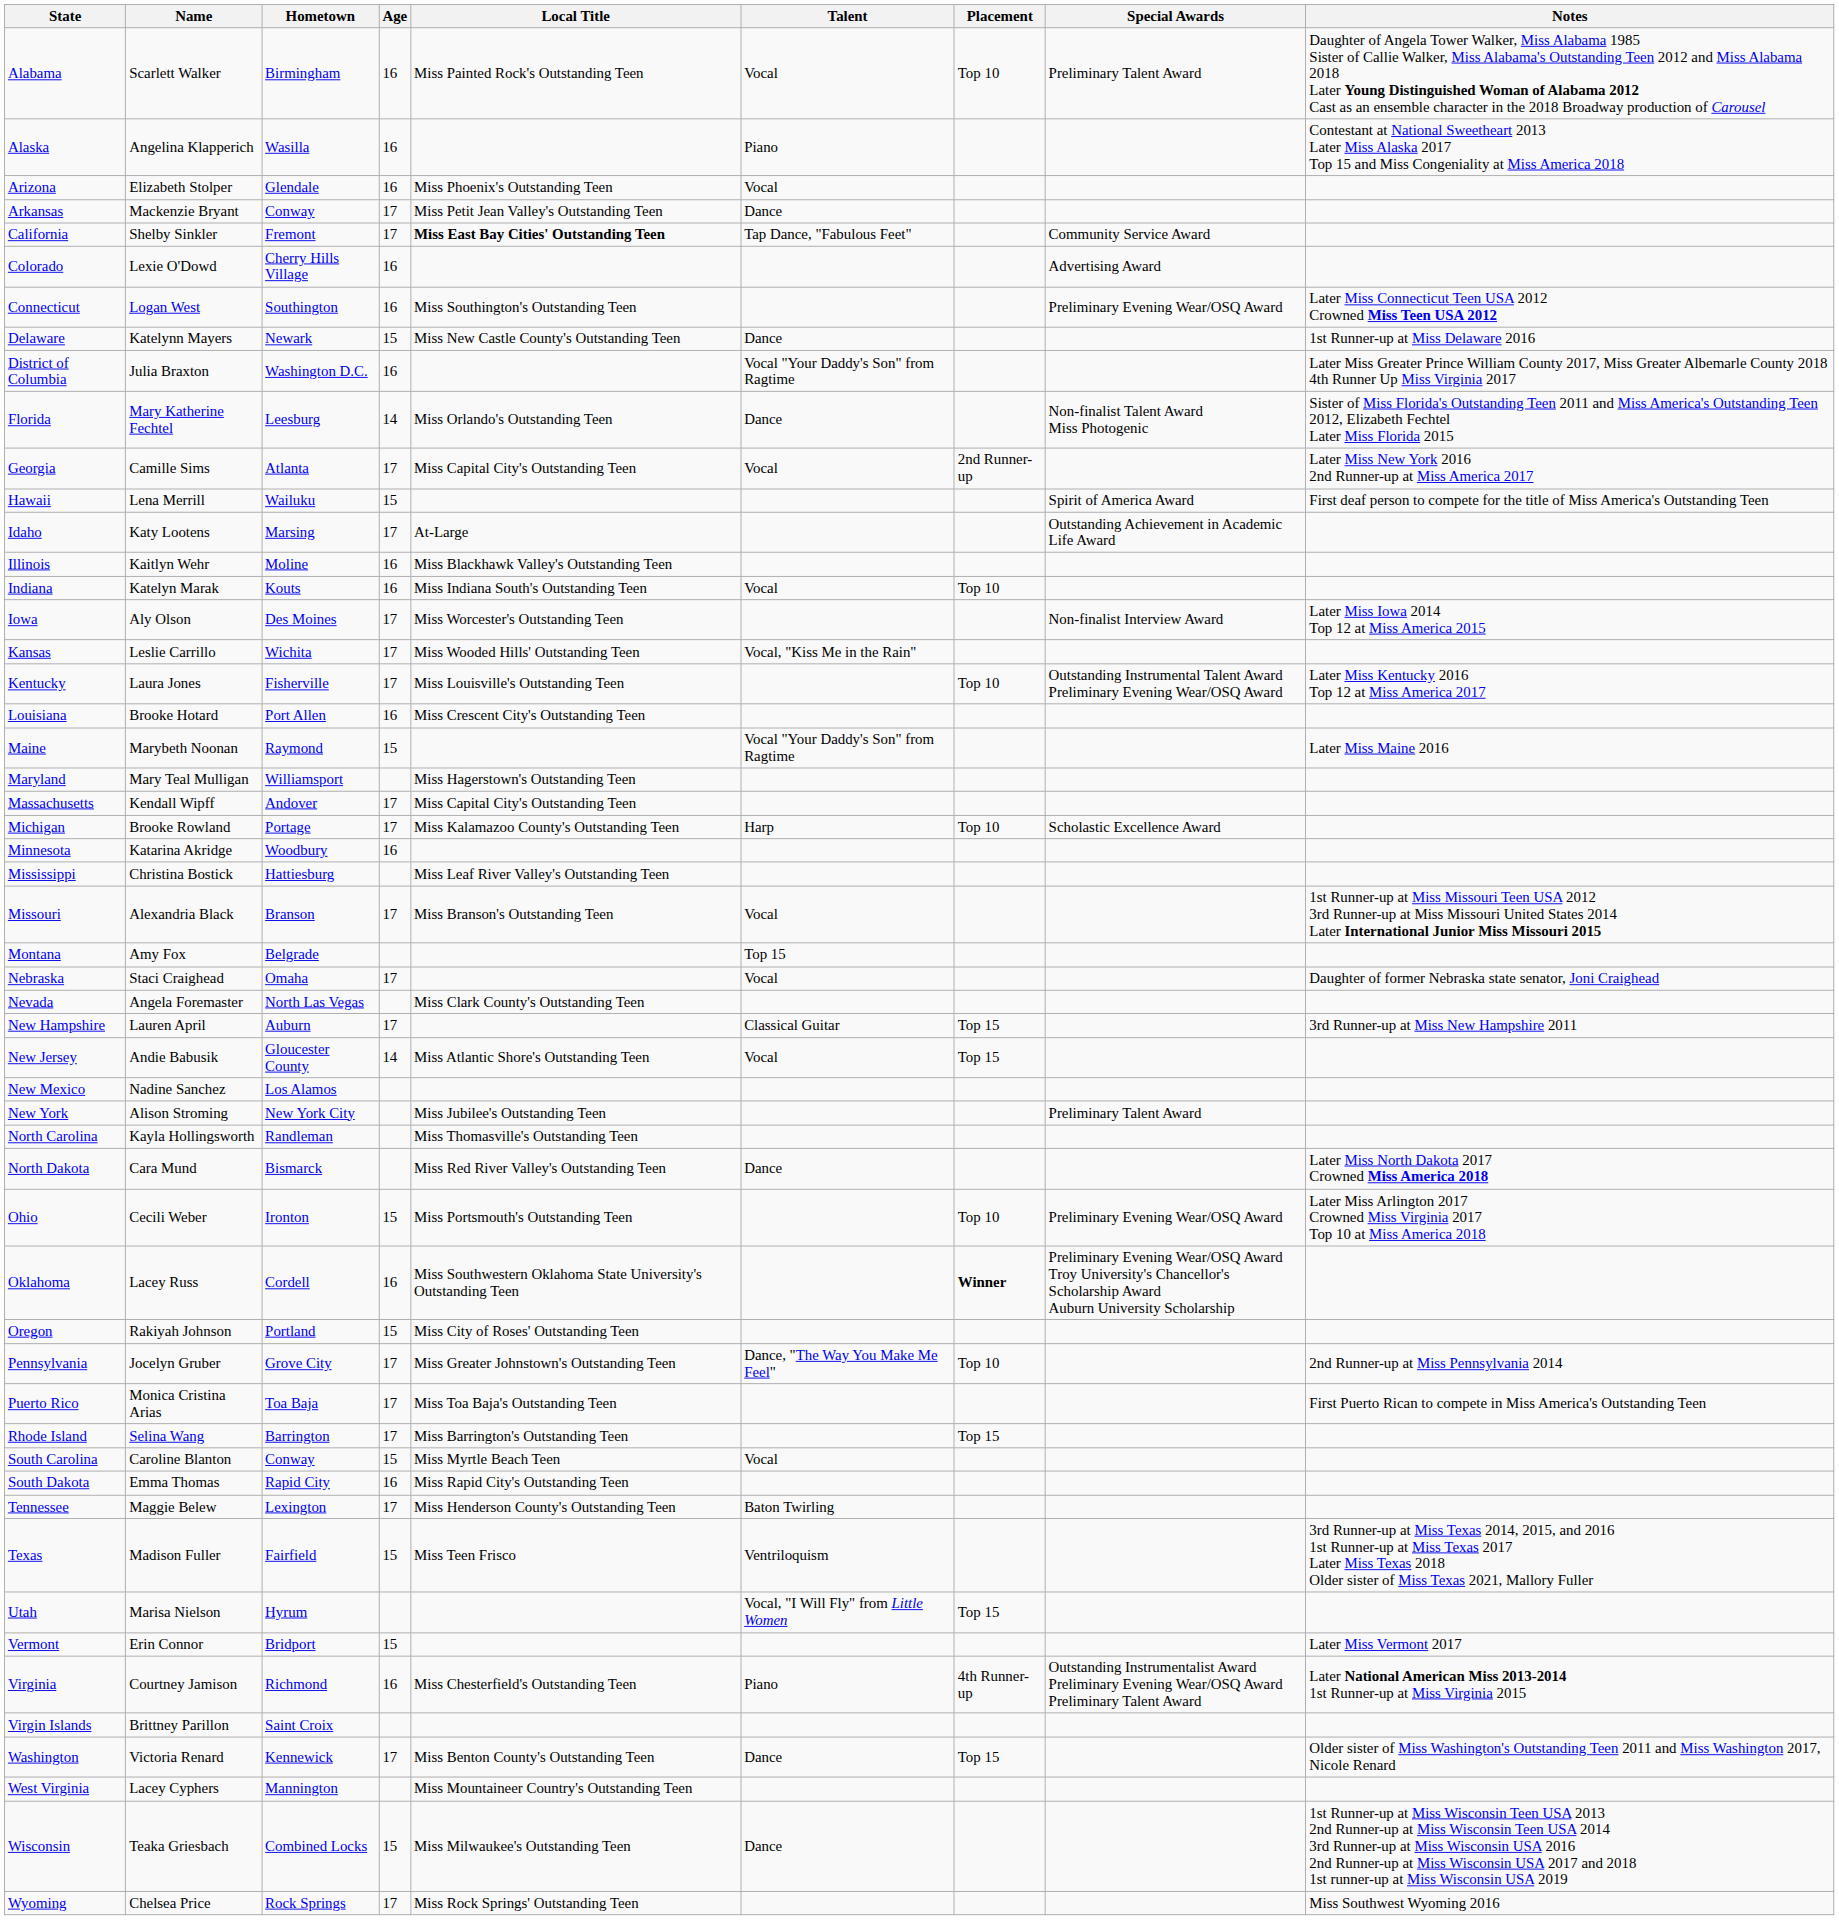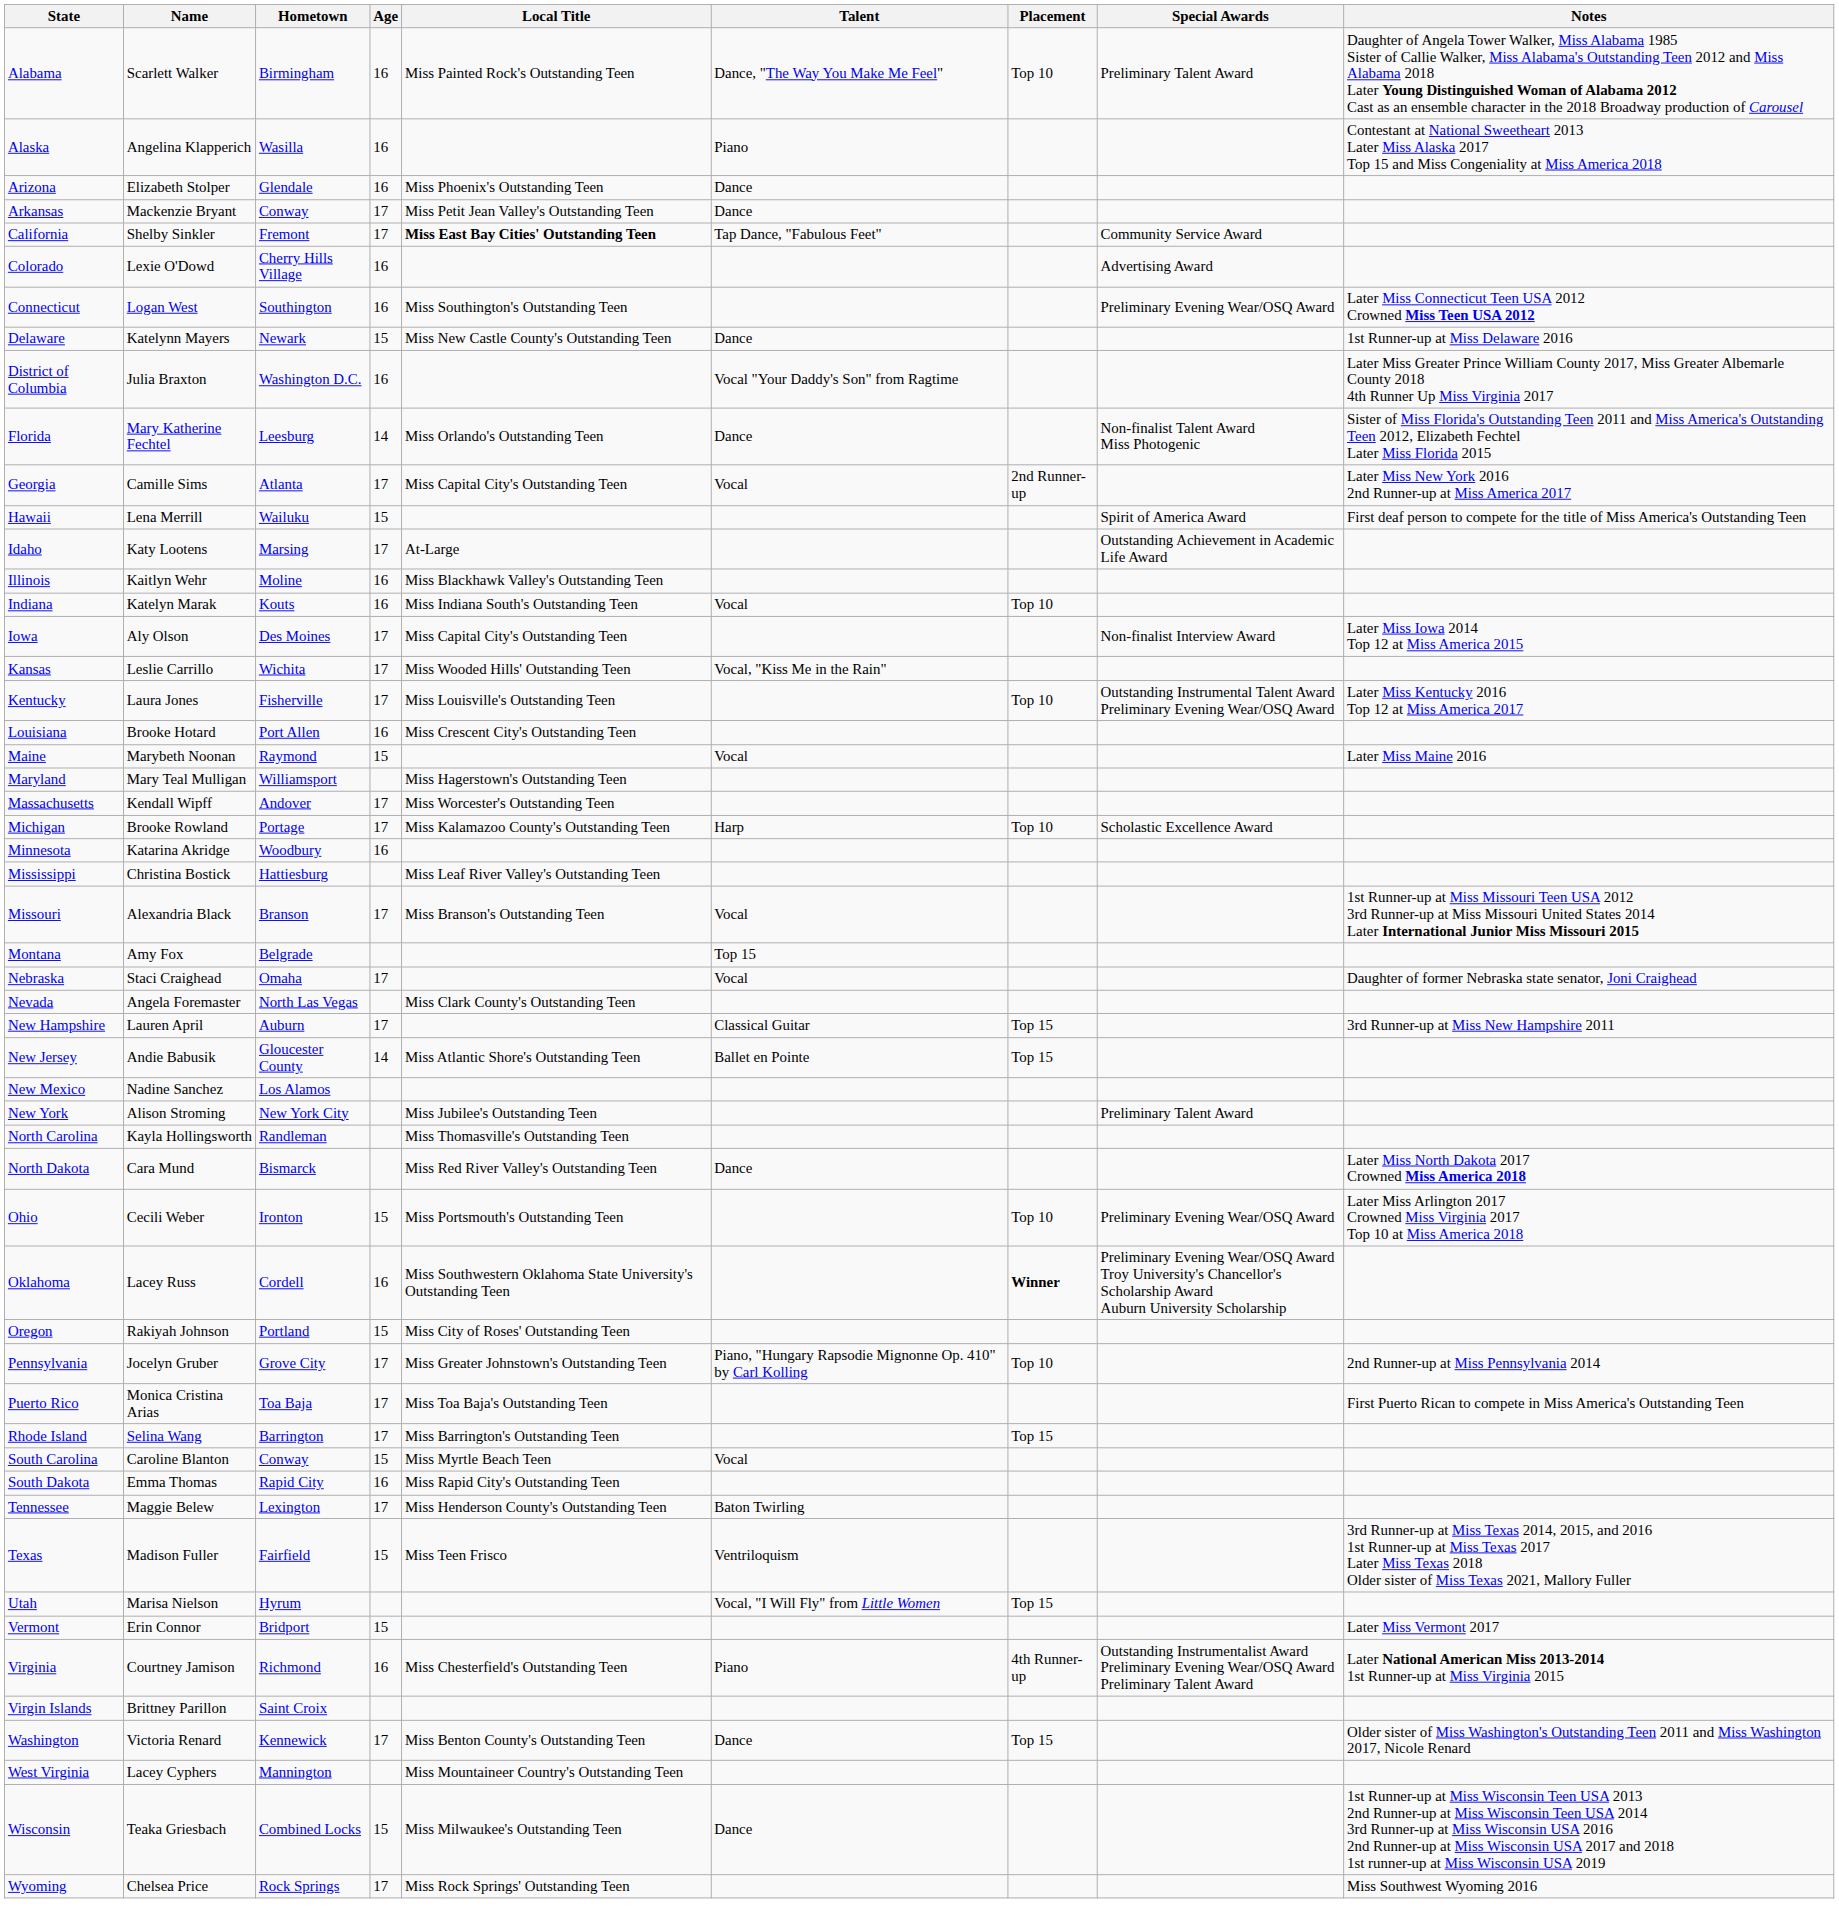(761, 73) Vocal -> (829, 73) Dance, "The Way You Make Me Feel"
(761, 187) Vocal -> (733, 187) Dance
(519, 619) Miss Worcester's Outstanding Teen -> (516, 636) Miss Capital City's Outstanding Teen
(839, 747) Vocal "Your Daddy's Son" from Ragtime -> (731, 756) Vocal
(525, 803) Miss Capital City's Outstanding Teen -> (510, 803) Miss Worcester's Outstanding Teen
(761, 1057) Vocal -> (762, 1057) Ballet en Pointe
(841, 1363) Dance, "The Way You Make Me Feel" -> (855, 1363) Piano, "Hungary Rapsodie Mignonne Op. 410" by Carl Kolling
